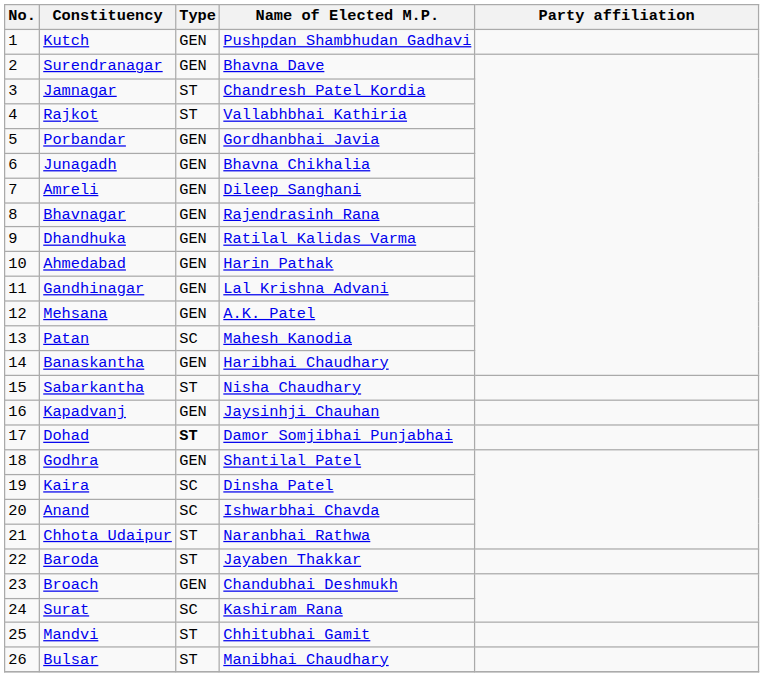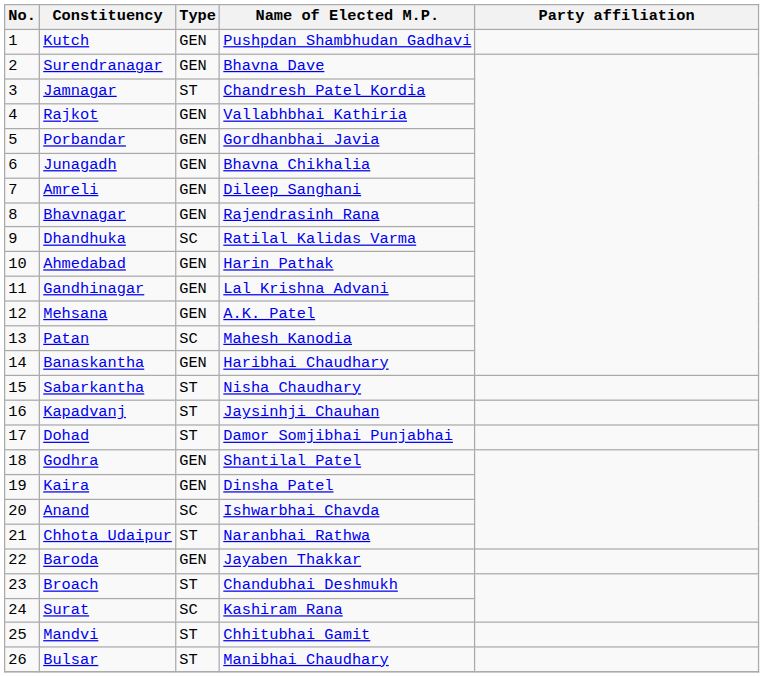(188, 116) ST -> (193, 116) GEN
(193, 240) GEN -> (188, 240) SC
(193, 413) GEN -> (188, 413) ST
(188, 438) bold -> (188, 438) normal
(188, 487) SC -> (193, 487) GEN
(188, 561) ST -> (193, 561) GEN
(193, 586) GEN -> (188, 586) ST
